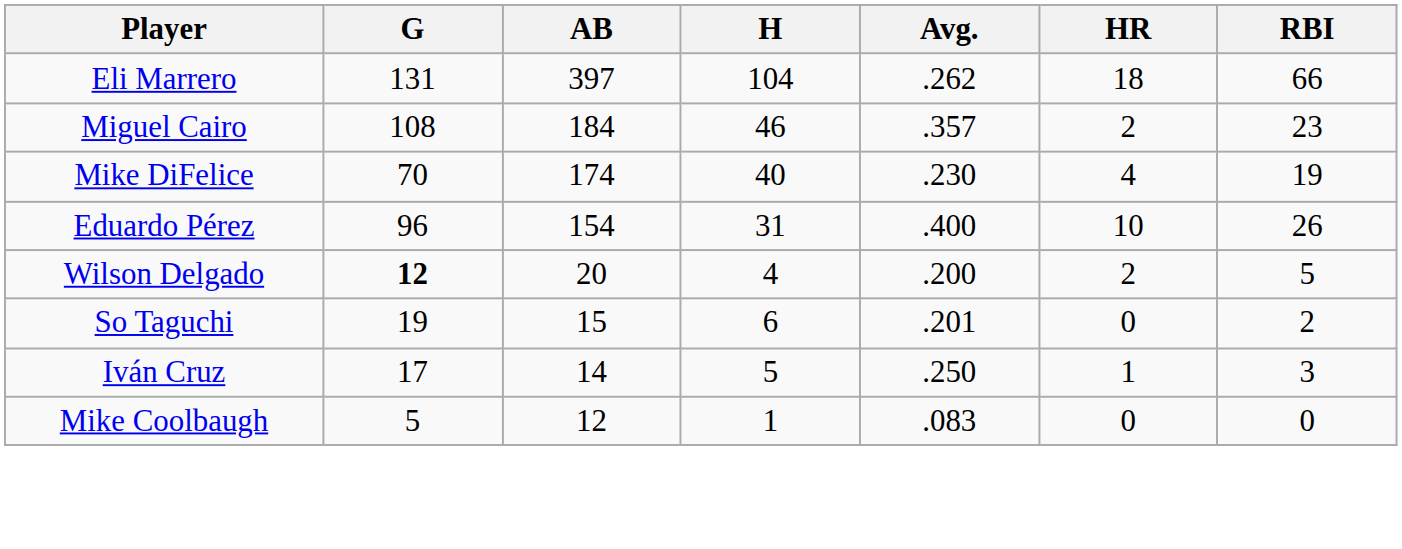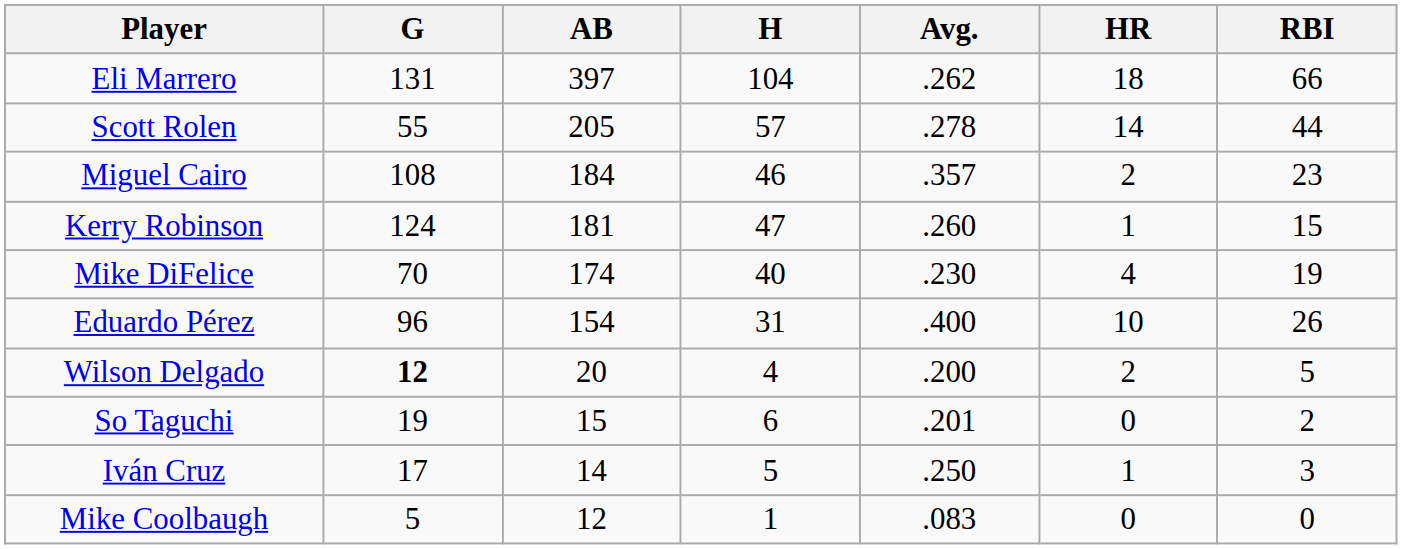+ row: (164, 126)
+ row: (164, 224)
